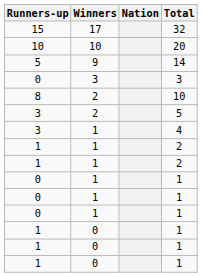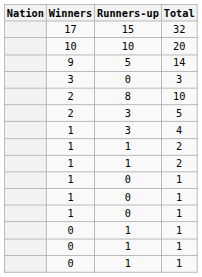columns swapped: (140, 13) <-> (38, 13)
